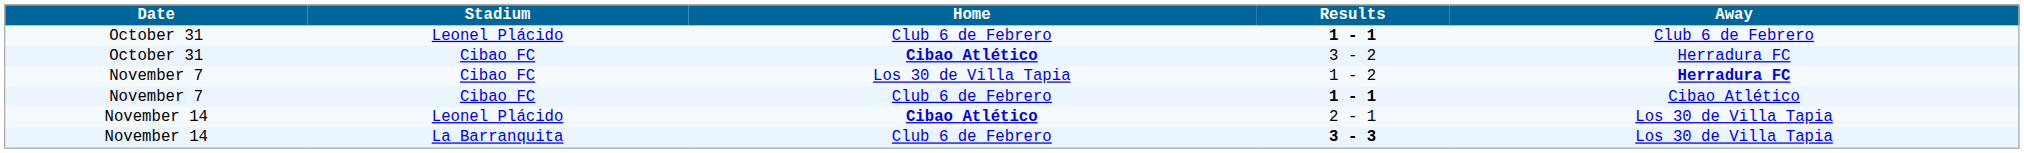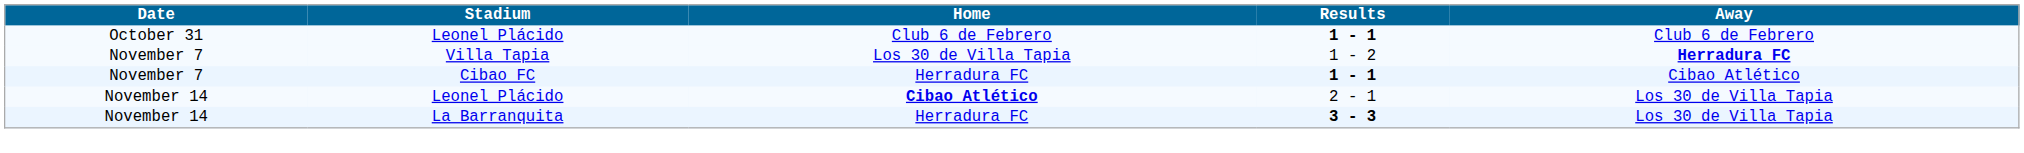- row: (156, 56)
(498, 76) Cibao FC -> (498, 56) Villa Tapia
(972, 97) Club 6 de Febrero -> (972, 76) Herradura FC
(972, 137) Club 6 de Febrero -> (972, 117) Herradura FC
